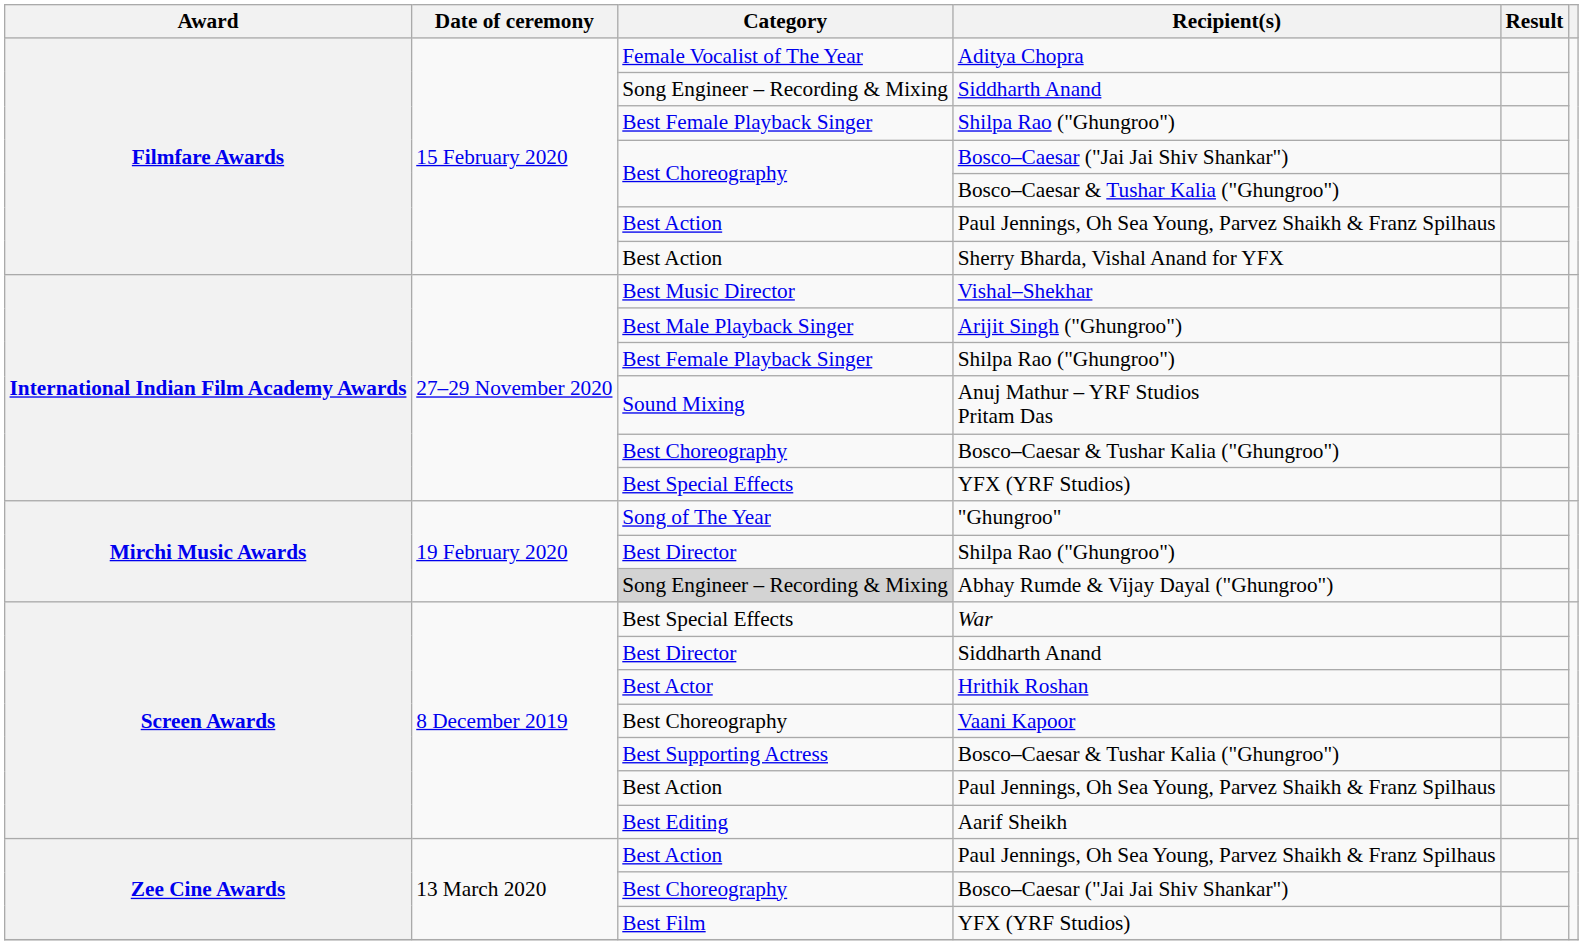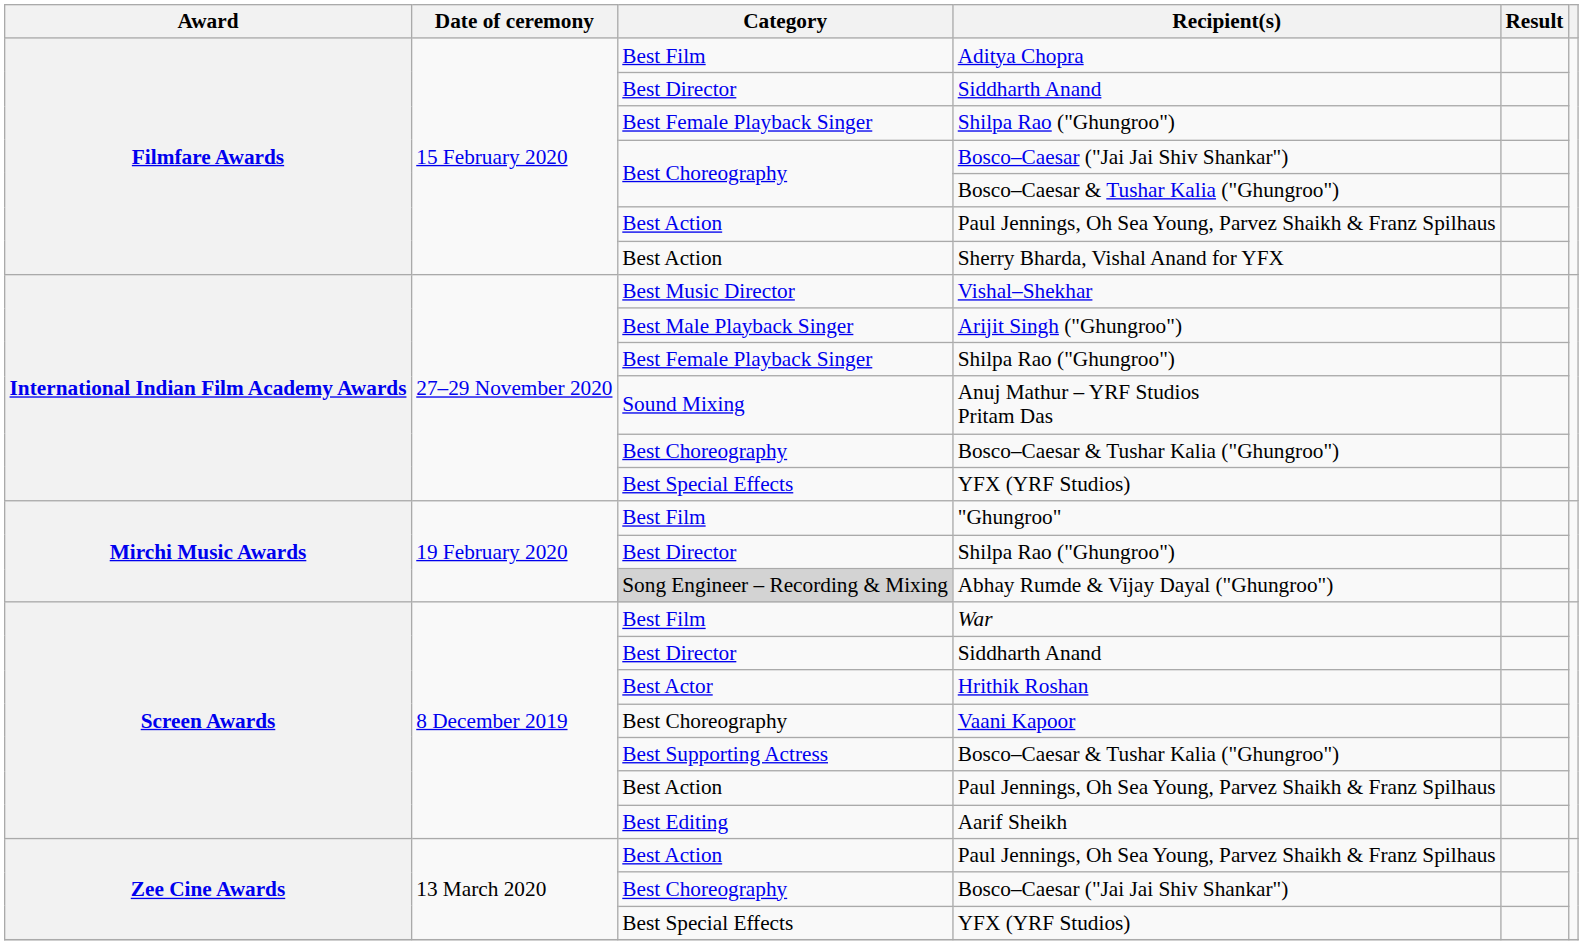(743, 55) Female Vocalist of The Year -> (664, 55) Best Film
(785, 88) Song Engineer – Recording & Mixing -> (679, 88) Best Director
(697, 517) Song of The Year -> (664, 517) Best Film
(708, 619) Best Special Effects -> (664, 619) Best Film
(664, 922) Best Film -> (708, 922) Best Special Effects
